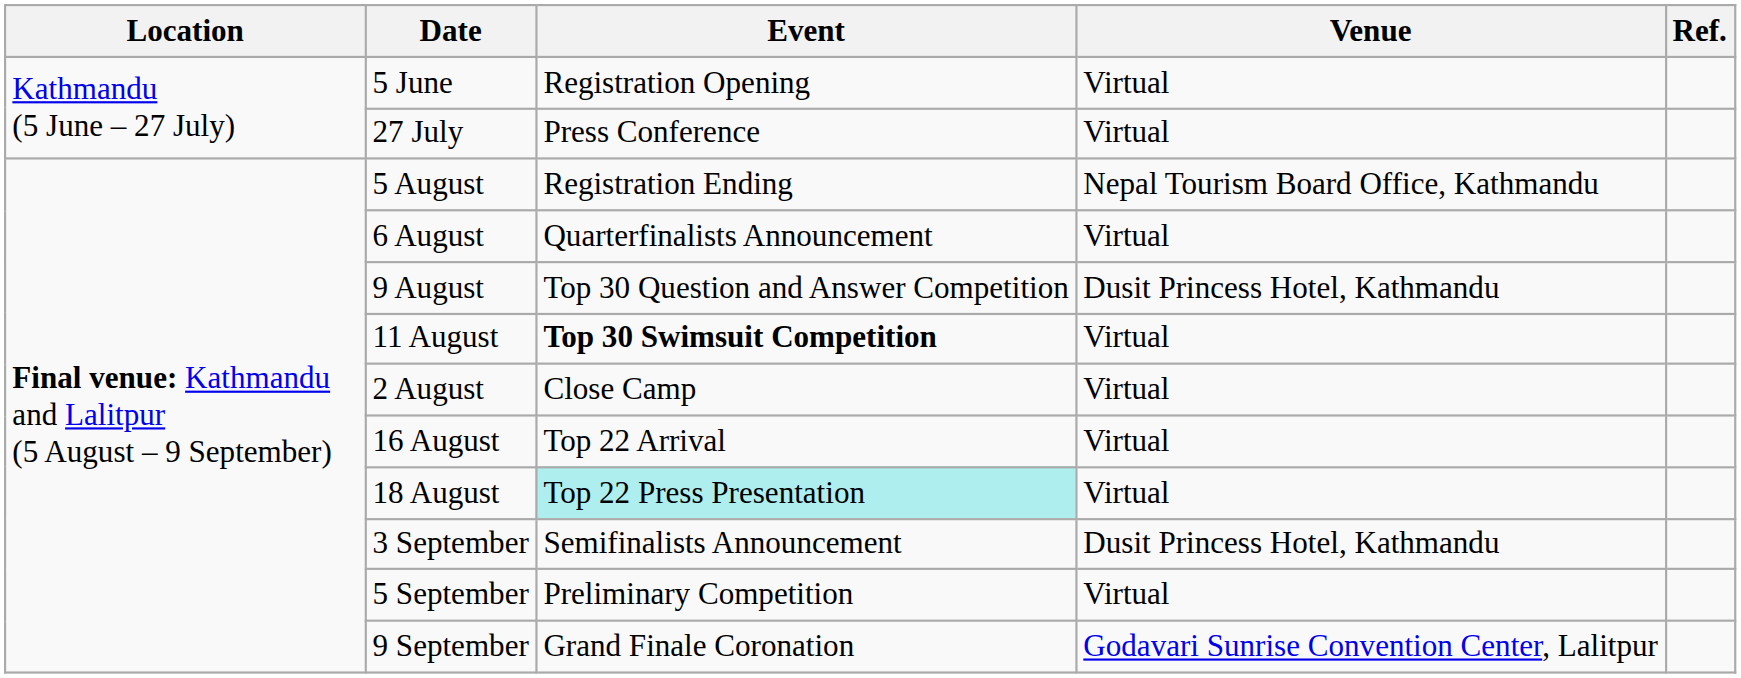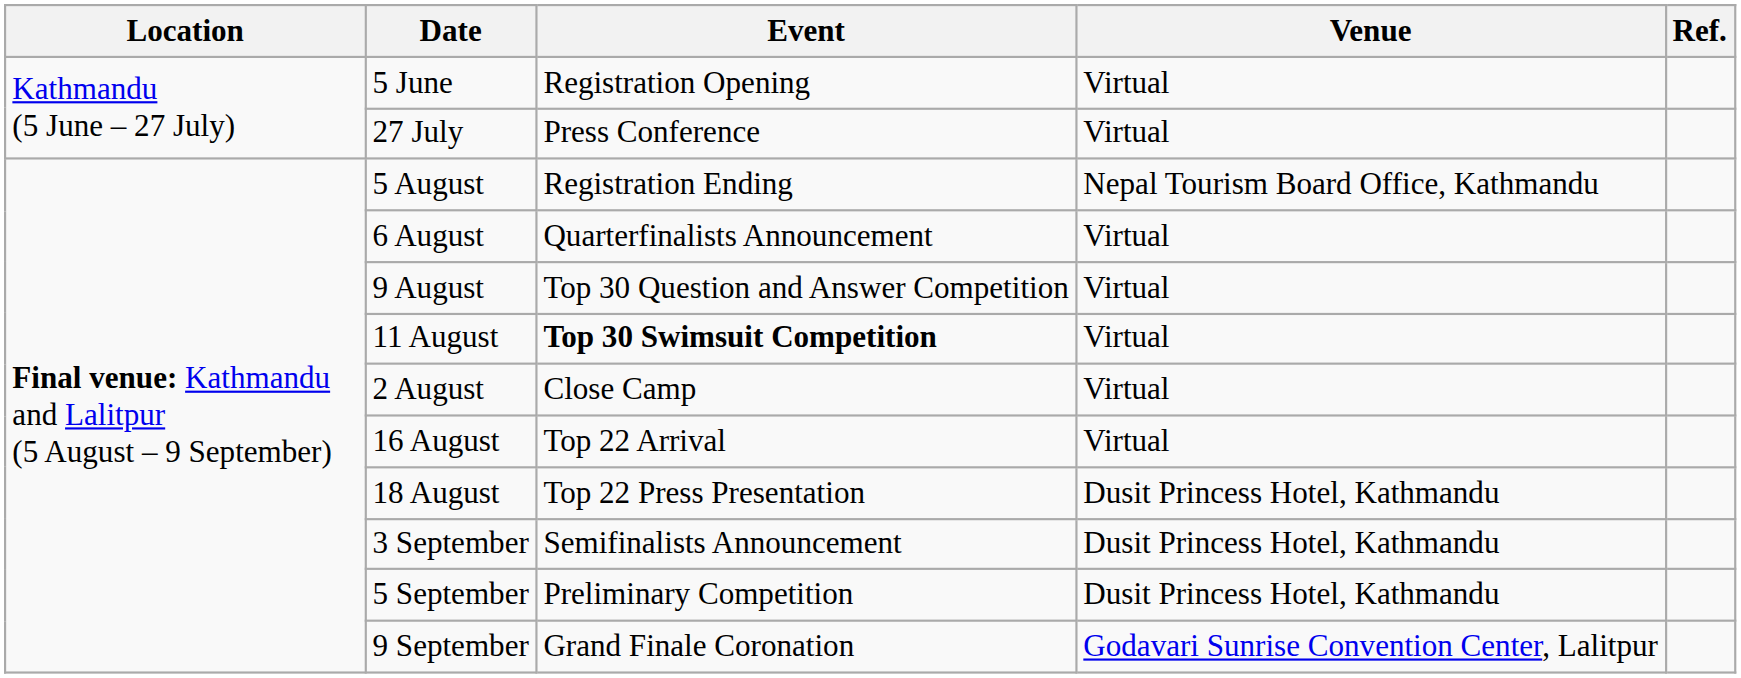(1291, 287) Dusit Princess Hotel, Kathmandu -> (1126, 287) Virtual
(704, 492) paleturquoise background -> (704, 492) no background
(1126, 492) Virtual -> (1291, 492) Dusit Princess Hotel, Kathmandu
(1126, 594) Virtual -> (1291, 594) Dusit Princess Hotel, Kathmandu
